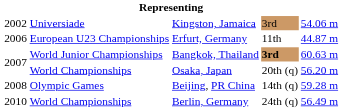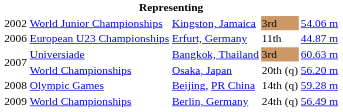(57, 23) Universiade -> (96, 23) World Junior Championships
(96, 54) World Junior Championships -> (57, 54) Universiade
(270, 54) bold -> (269, 54) normal
(15, 101) 2010 -> (15, 101) 2009
